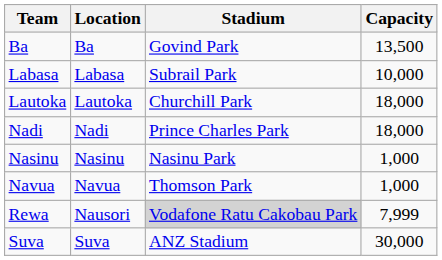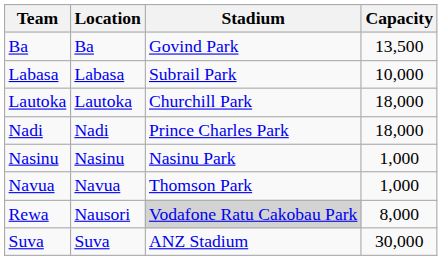(399, 213) 7,999 -> (399, 213) 8,000
